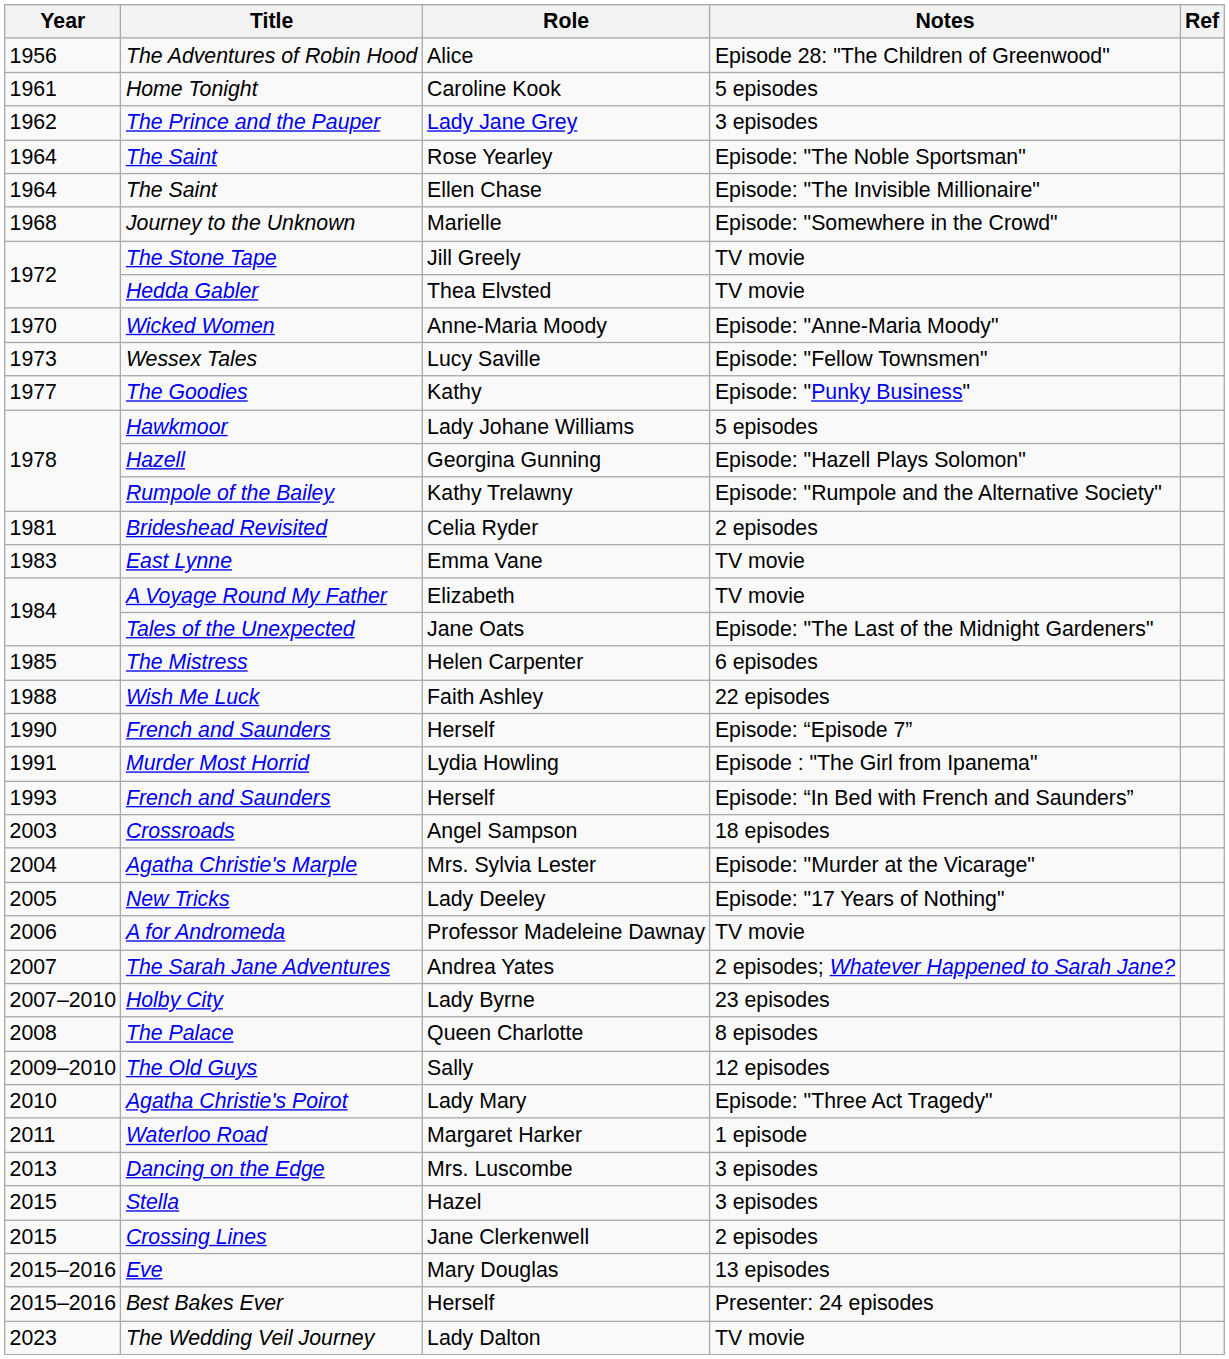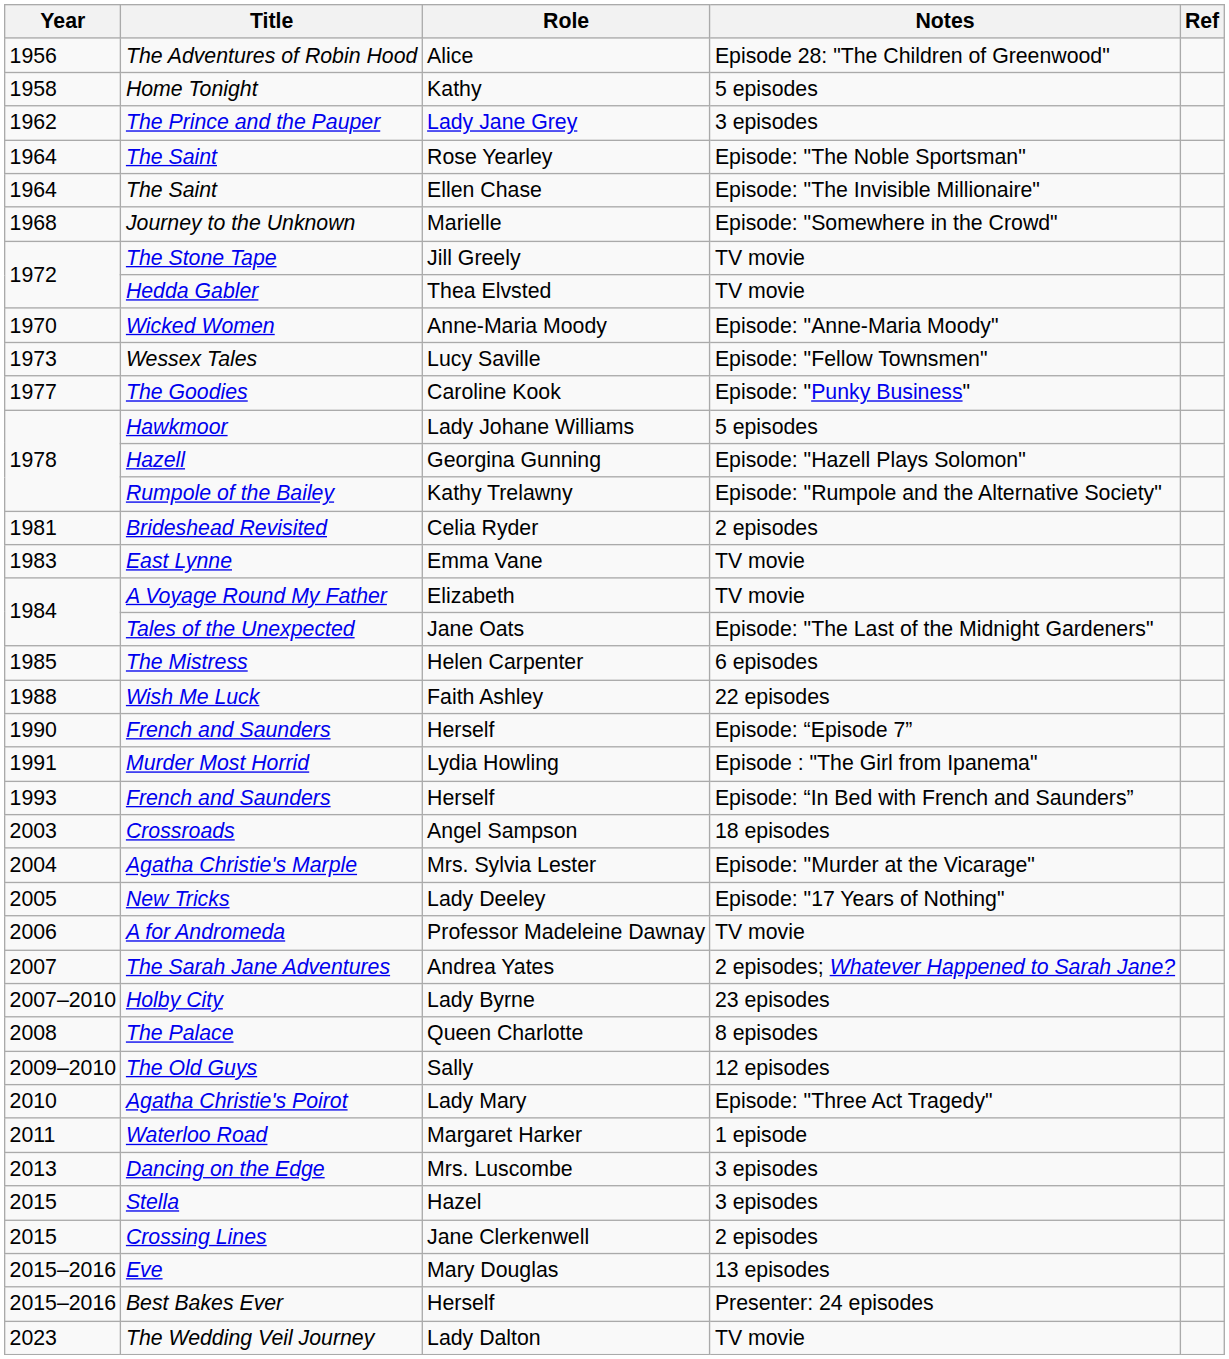(33, 88) 1961 -> (33, 88) 1958
(494, 88) Caroline Kook -> (454, 88) Kathy
(454, 392) Kathy -> (494, 392) Caroline Kook
